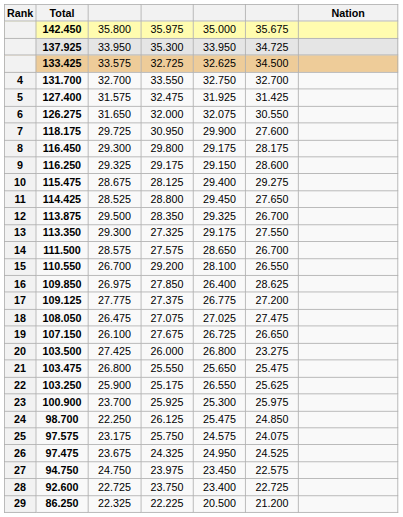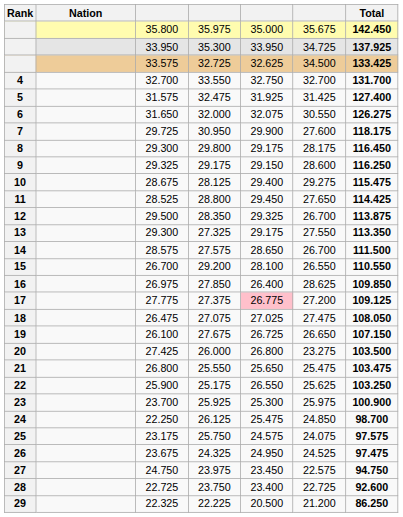columns swapped: (348, 12) <-> (62, 12)
(219, 300) no background -> (267, 300) pink background
